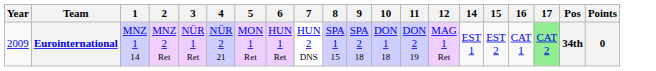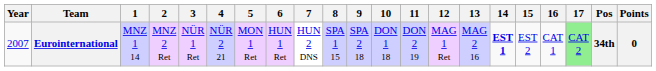+ column: (475, 13)
(18, 43) 2009 -> (18, 43) 2007
(472, 43) normal -> (503, 43) bold
